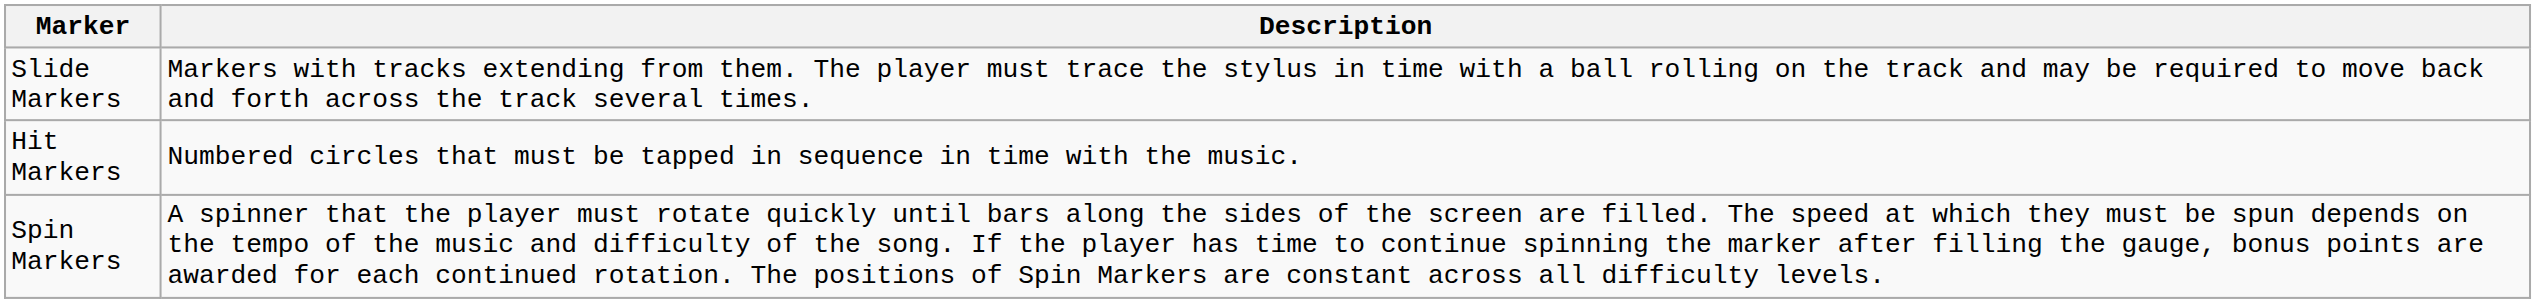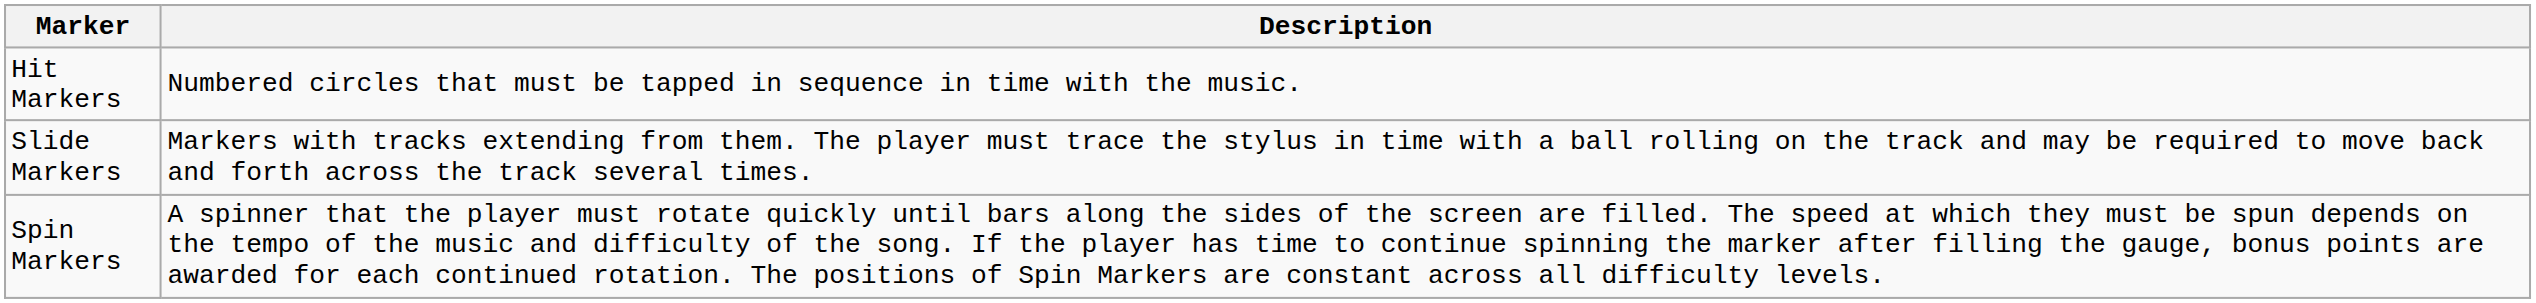rows swapped: (66, 157) <-> (66, 84)
